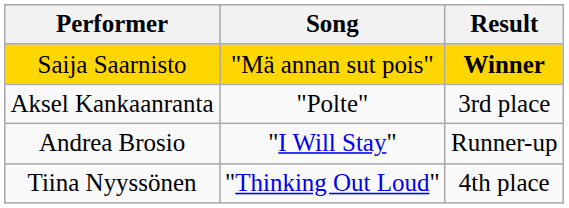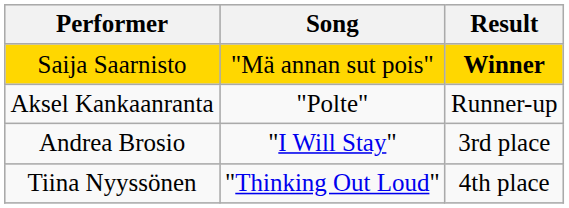(504, 103) 3rd place -> (504, 103) Runner-up
(504, 143) Runner-up -> (504, 143) 3rd place
